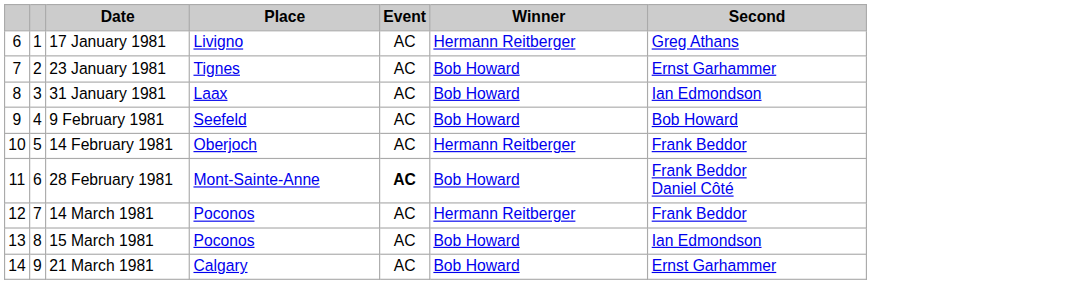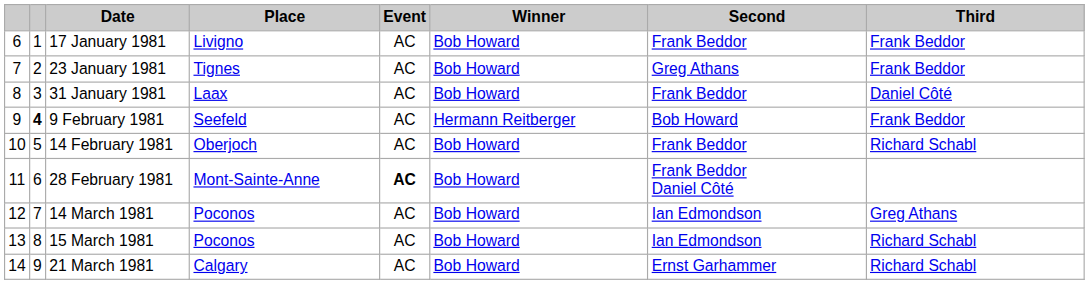+ column: (975, 17)
(504, 42) Hermann Reitberger -> (477, 42) Bob Howard
(695, 42) Greg Athans -> (699, 42) Frank Beddor
(714, 68) Ernst Garhammer -> (695, 68) Greg Athans
(707, 94) Ian Edmondson -> (699, 94) Frank Beddor
(37, 119) normal -> (37, 119) bold
(477, 119) Bob Howard -> (504, 119) Hermann Reitberger
(504, 145) Hermann Reitberger -> (477, 145) Bob Howard
(504, 214) Hermann Reitberger -> (477, 214) Bob Howard
(699, 214) Frank Beddor -> (707, 214) Ian Edmondson
